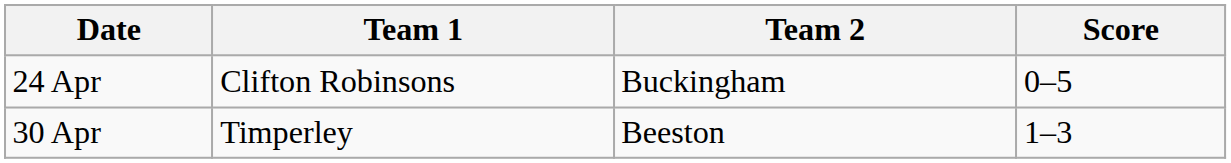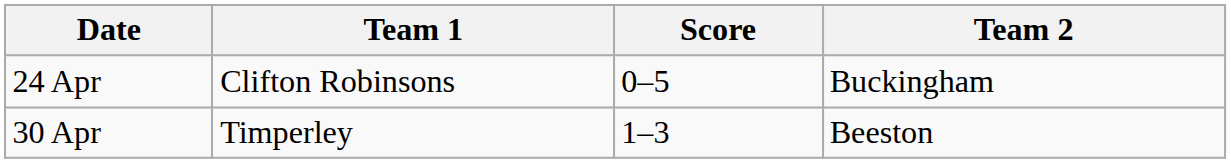columns swapped: (815, 30) <-> (1121, 30)
